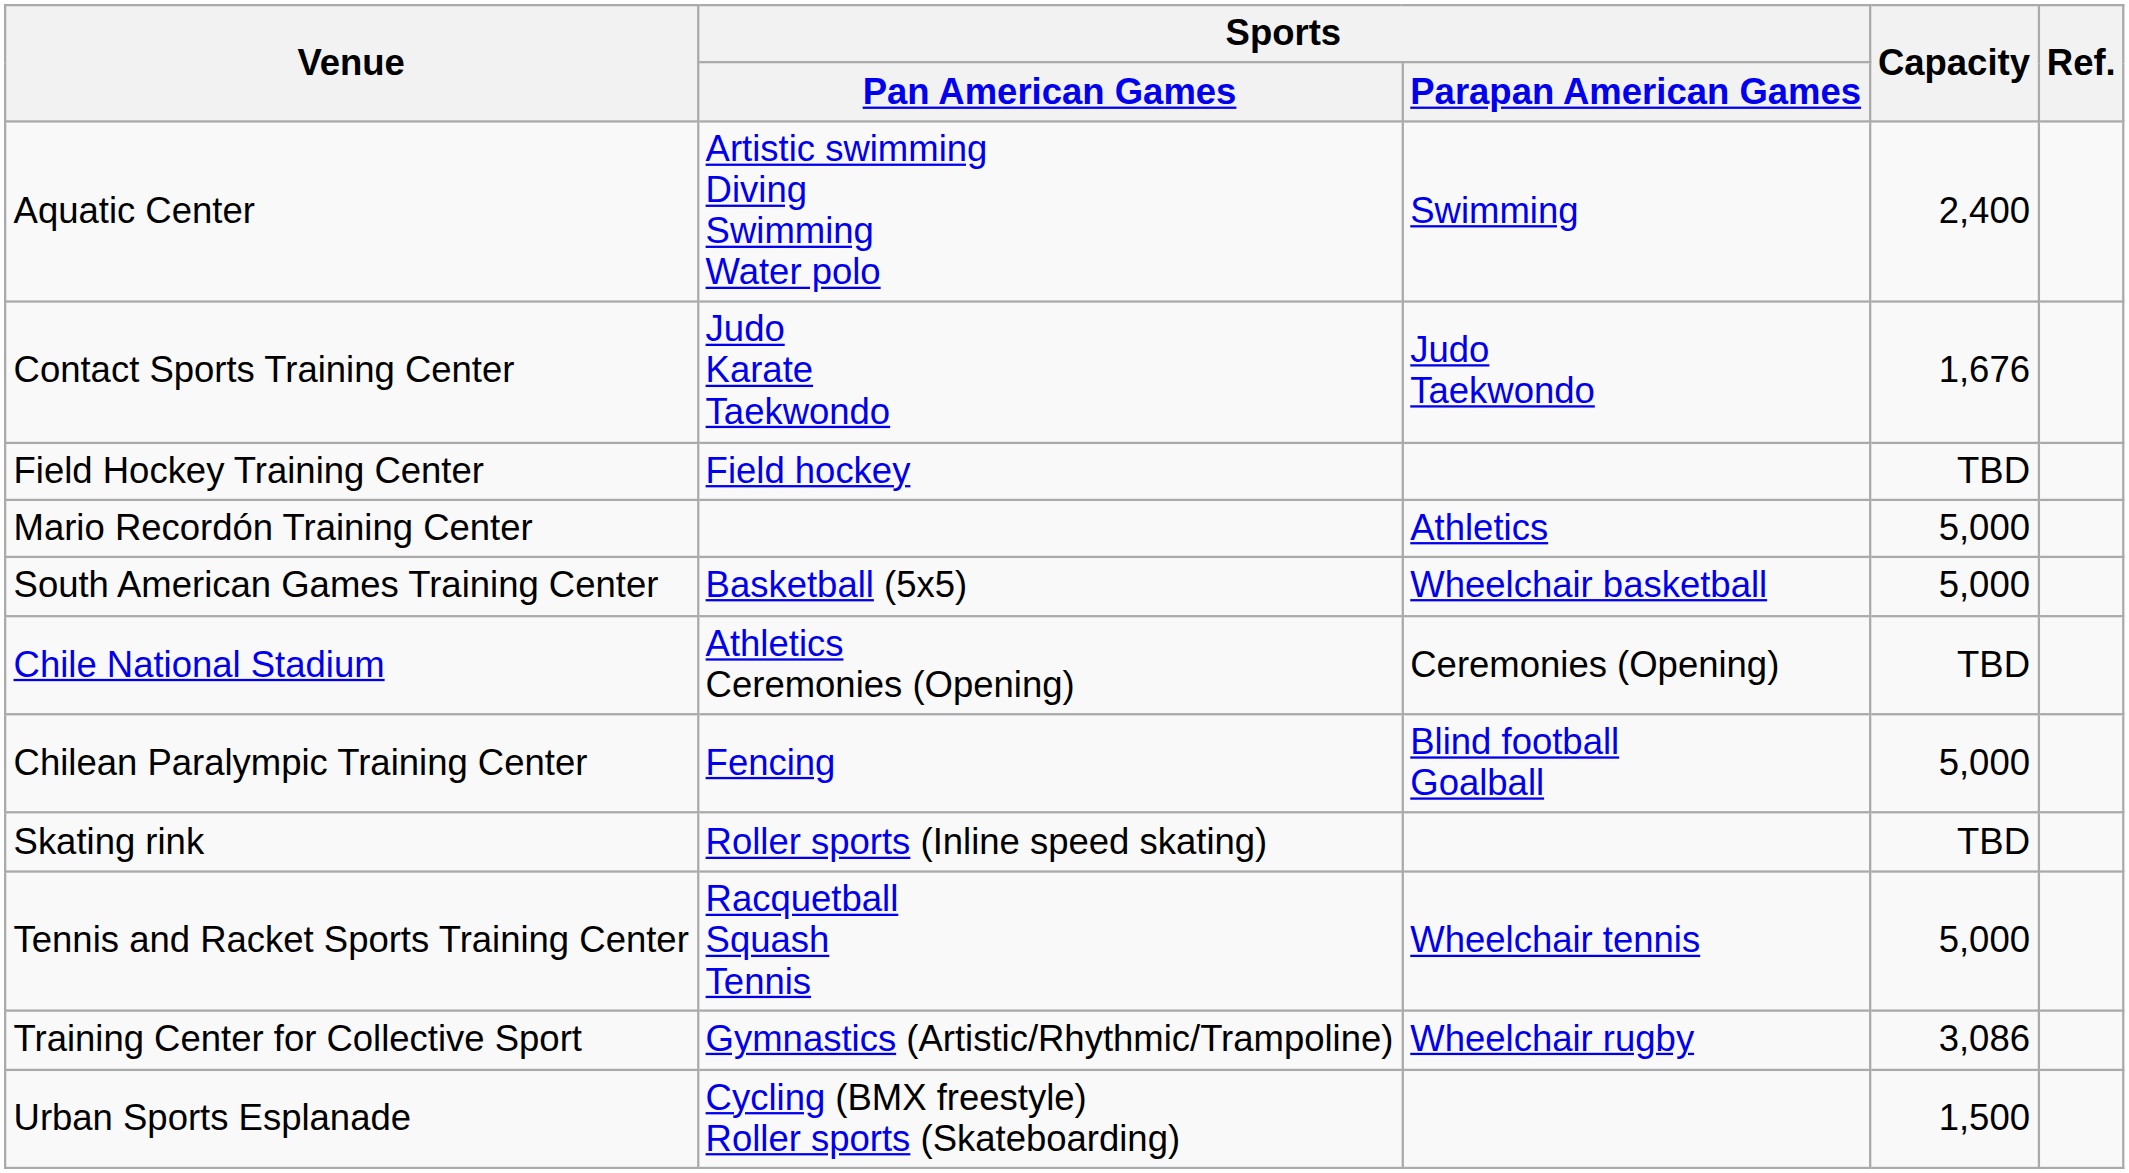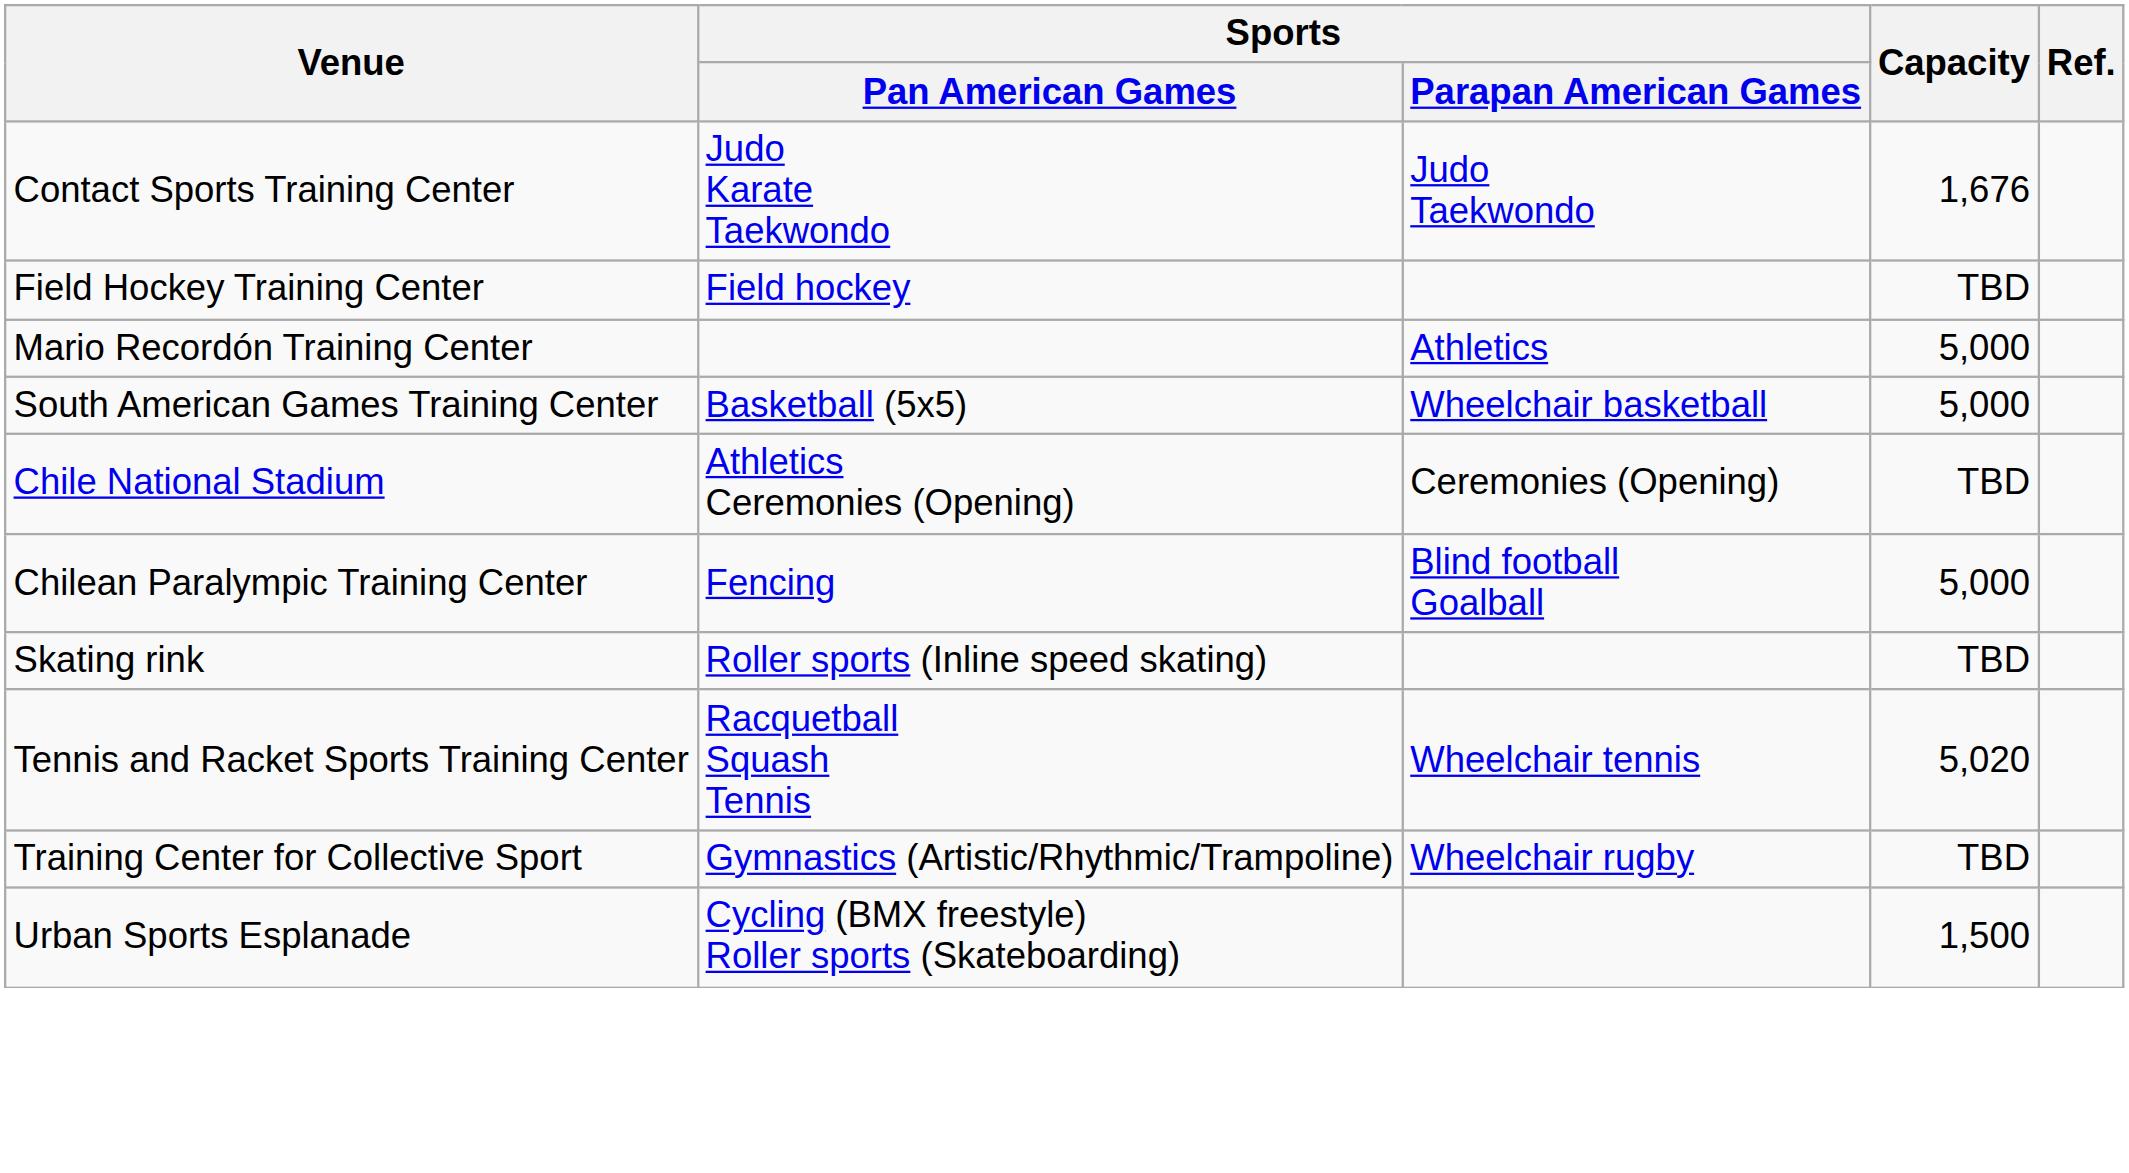- row: (134, 210)
(1984, 940) 5,000 -> (1984, 759) 5,020
(1984, 1039) 3,086 -> (1994, 858) TBD
